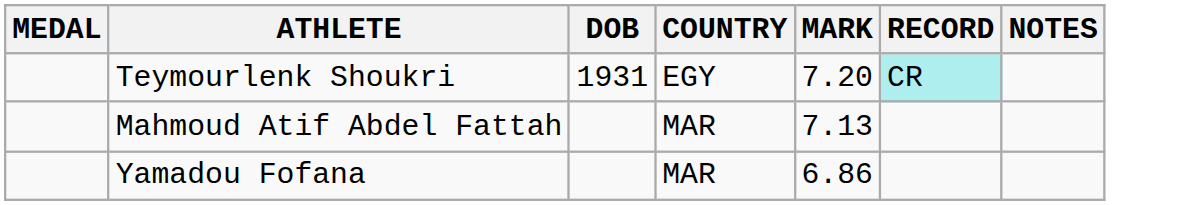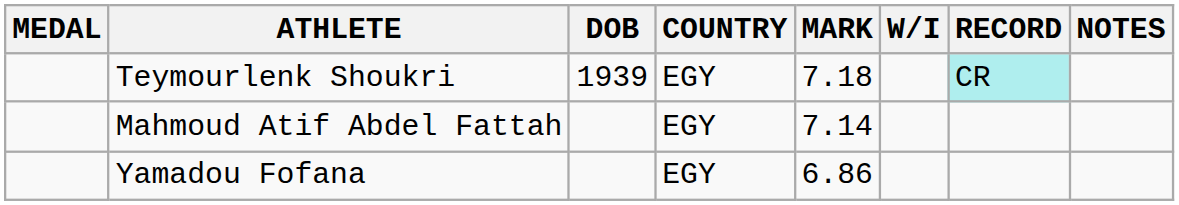+ column: (914, 29)
(612, 78) 1931 -> (612, 78) 1939
(837, 78) 7.20 -> (837, 78) 7.18
(689, 126) MAR -> (689, 126) EGY
(837, 126) 7.13 -> (837, 126) 7.14
(689, 175) MAR -> (689, 175) EGY
